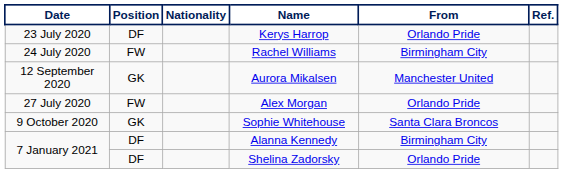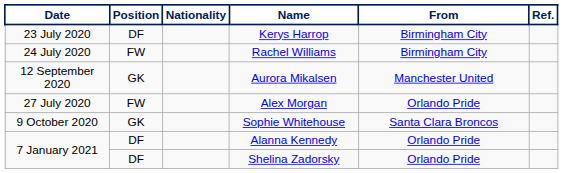(444, 34) Orlando Pride -> (444, 34) Birmingham City
(444, 141) Birmingham City -> (444, 141) Orlando Pride
